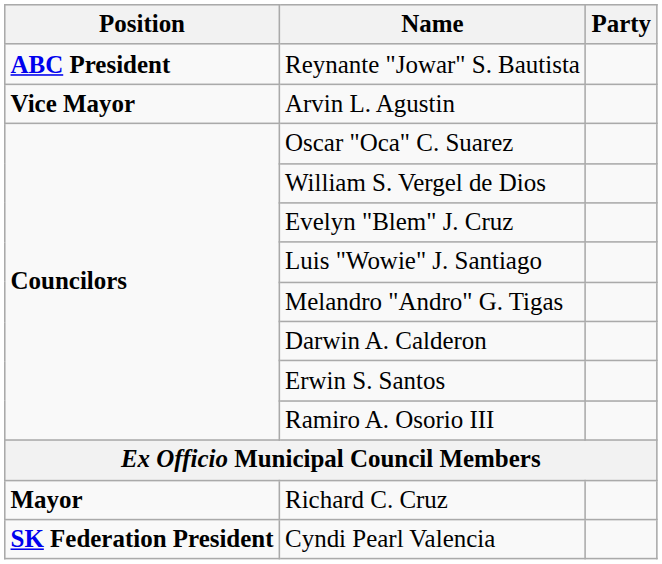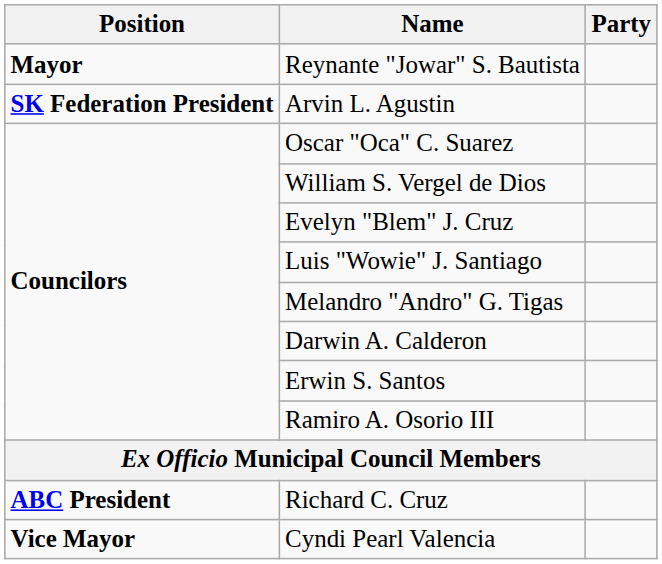(90, 63) ABC President -> (47, 63) Mayor
(73, 103) Vice Mayor -> (142, 103) SK Federation President
(47, 499) Mayor -> (90, 499) ABC President
(142, 538) SK Federation President -> (73, 538) Vice Mayor
